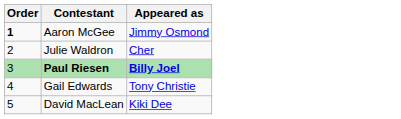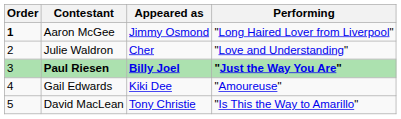+ column: (304, 13)
(162, 86) Tony Christie -> (151, 86) Kiki Dee
(151, 104) Kiki Dee -> (162, 104) Tony Christie
